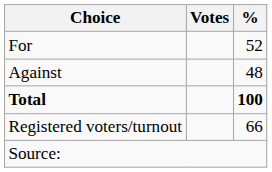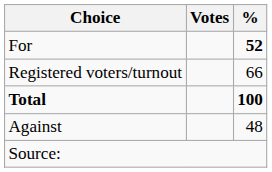(254, 45) normal -> (254, 45) bold
rows swapped: (35, 72) <-> (95, 126)
